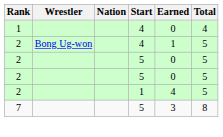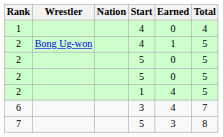+ row: (18, 108)
